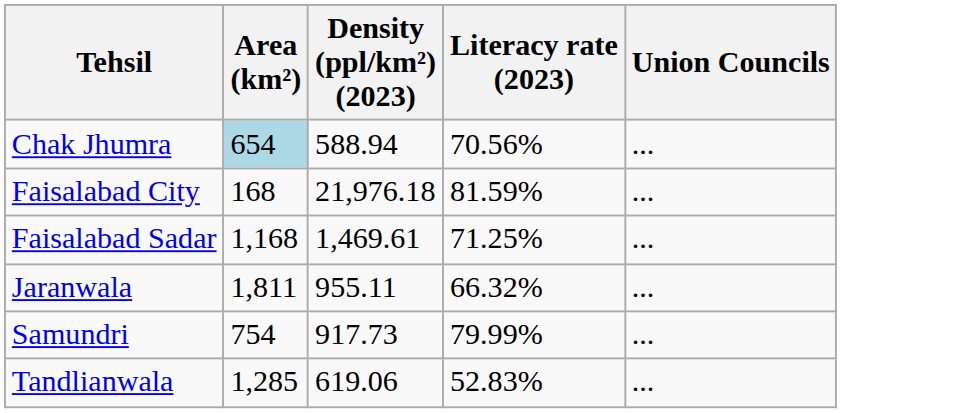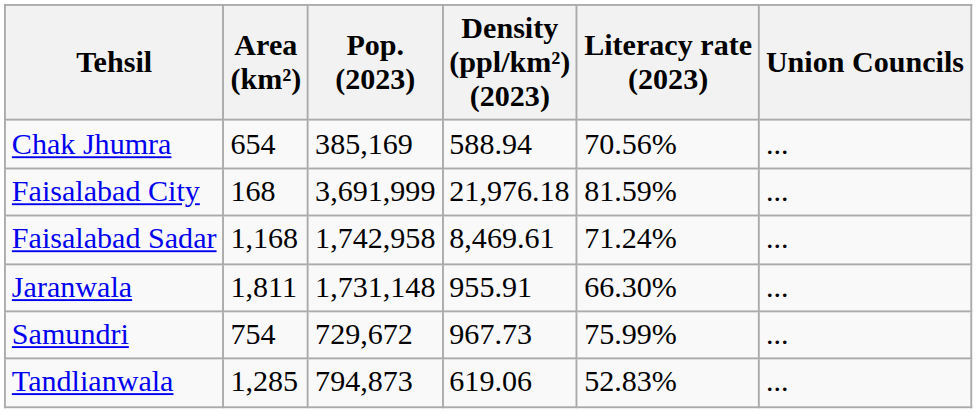+ column: (375, 62)
(253, 143) lightblue background -> (253, 143) no background
(368, 239) 1,469.61 -> (502, 239) 8,469.61
(496, 239) 71.25% -> (631, 239) 71.24%
(356, 286) 955.11 -> (491, 286) 955.91
(496, 286) 66.32% -> (631, 286) 66.30%
(356, 334) 917.73 -> (491, 334) 967.73
(496, 334) 79.99% -> (631, 334) 75.99%
